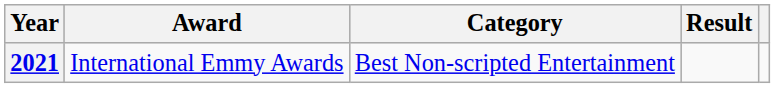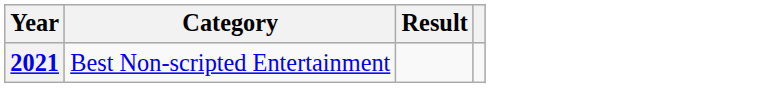- column: (207, 23)
